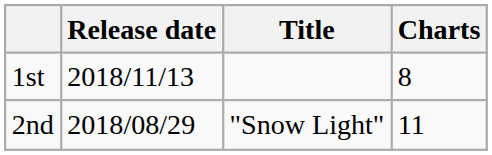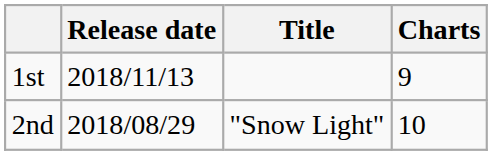(405, 76) 8 -> (405, 76) 9
(411, 124) 11 -> (412, 124) 10
